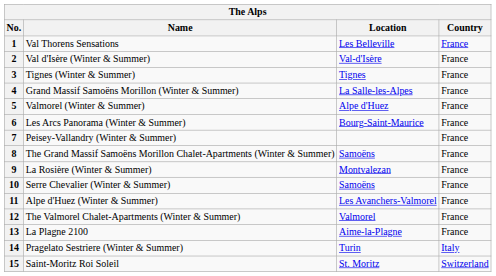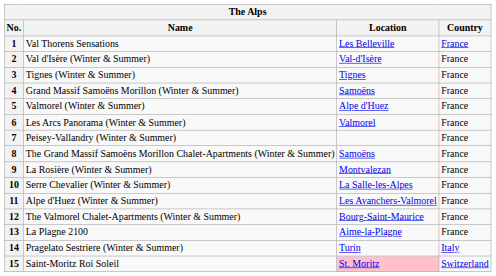(376, 91) La Salle-les-Alpes -> (357, 91) Samoëns
(381, 122) Bourg-Saint-Maurice -> (357, 122) Valmorel
(357, 185) Samoëns -> (376, 185) La Salle-les-Alpes
(357, 216) Valmorel -> (381, 216) Bourg-Saint-Maurice
(359, 264) no background -> (359, 264) pink background
